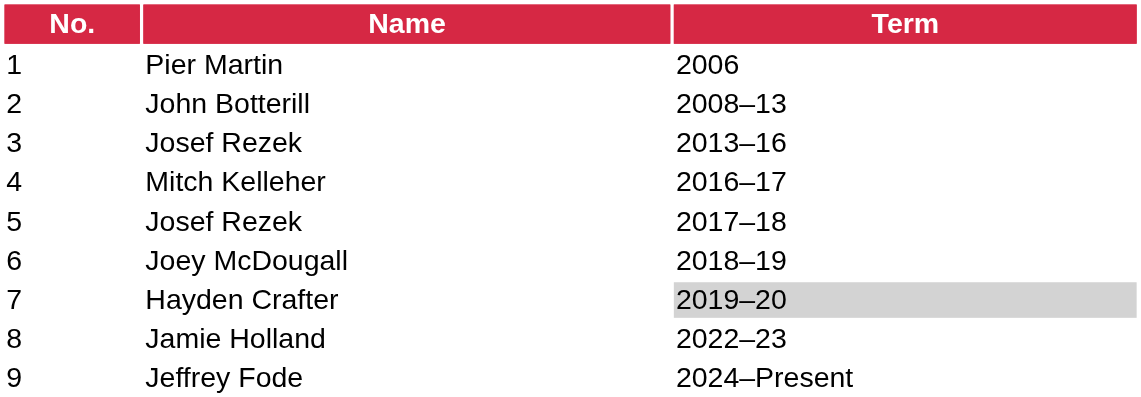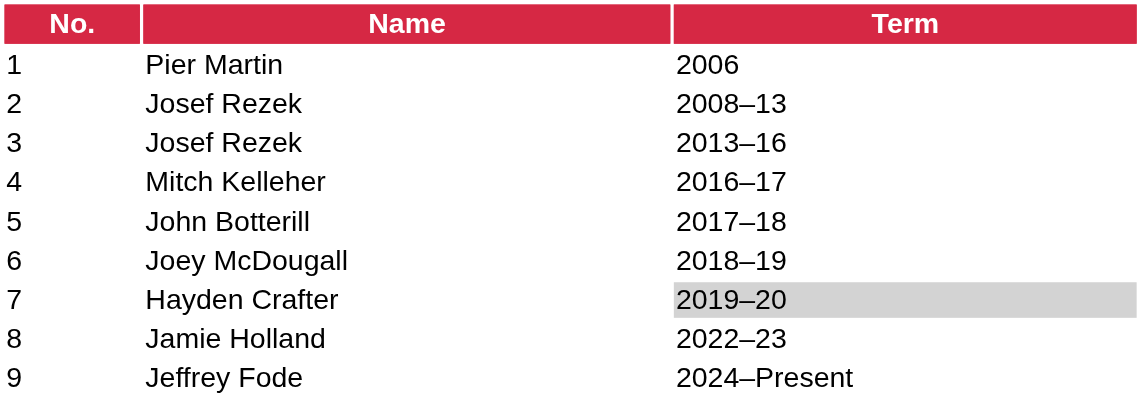(228, 103) John Botterill -> (224, 103) Josef Rezek
(224, 221) Josef Rezek -> (228, 221) John Botterill
